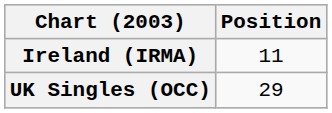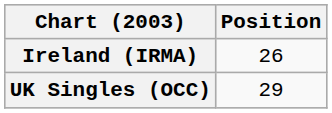(271, 56) 11 -> (271, 56) 26
